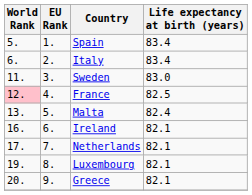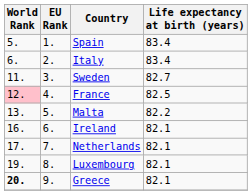(158, 77) 83.0 -> (158, 77) 82.7
(158, 112) 82.4 -> (158, 112) 82.2
(16, 181) normal -> (16, 181) bold
